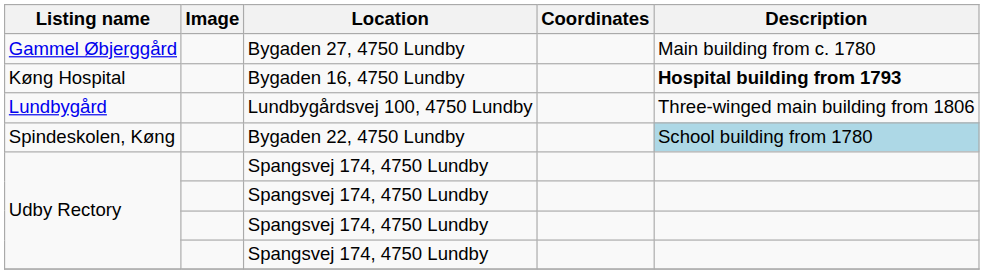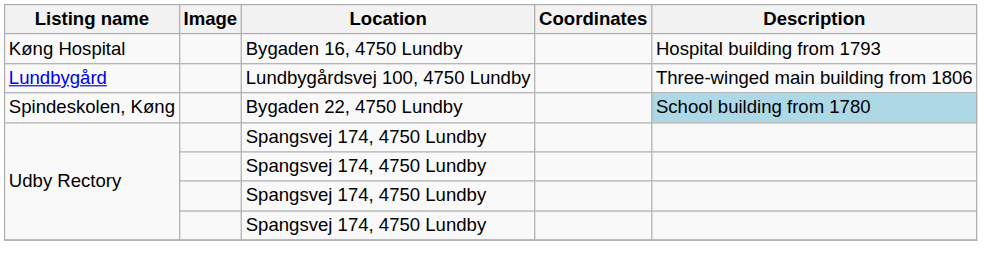- row: (93, 48)
(780, 78) bold -> (768, 48) normal
